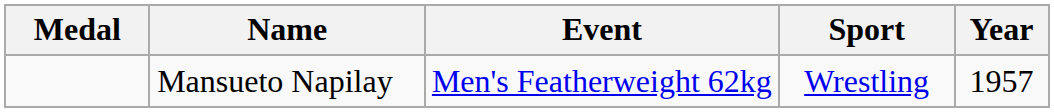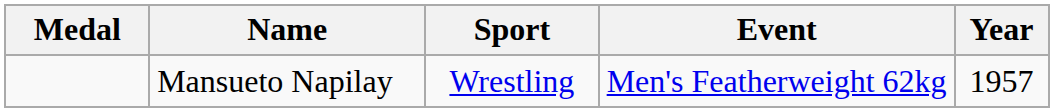columns swapped: (867, 29) <-> (602, 29)
